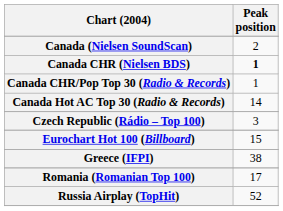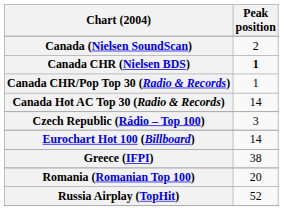(256, 139) 15 -> (256, 139) 14
(256, 177) 17 -> (256, 177) 20
